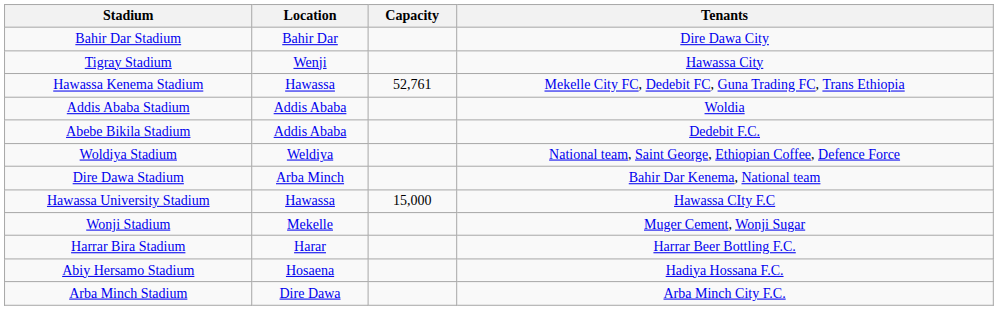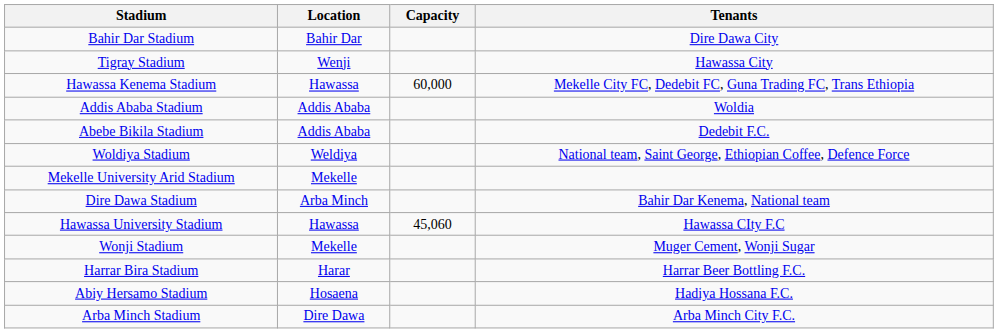(412, 84) 52,761 -> (432, 84) 60,000
+ row: (141, 177)
(412, 200) 15,000 -> (432, 223) 45,060
